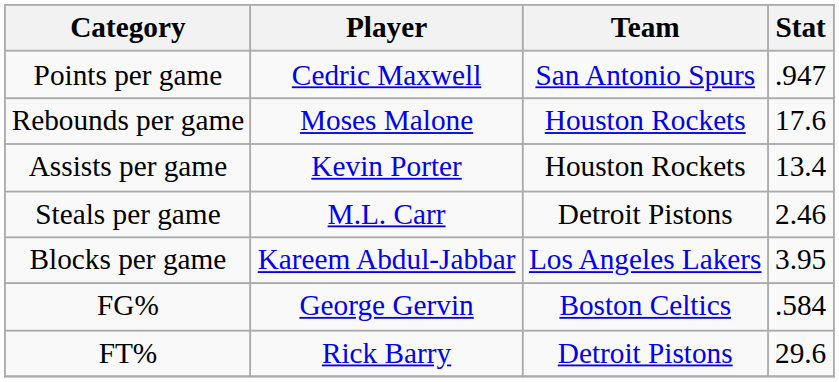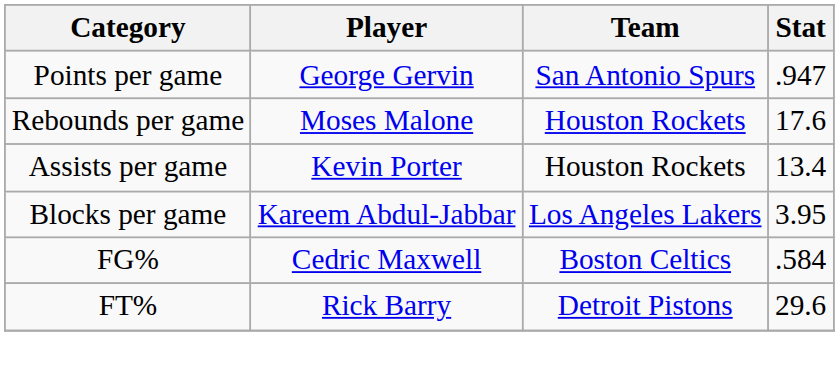(387, 74) Cedric Maxwell -> (387, 74) George Gervin
- row: (128, 213)
(387, 306) George Gervin -> (387, 259) Cedric Maxwell
